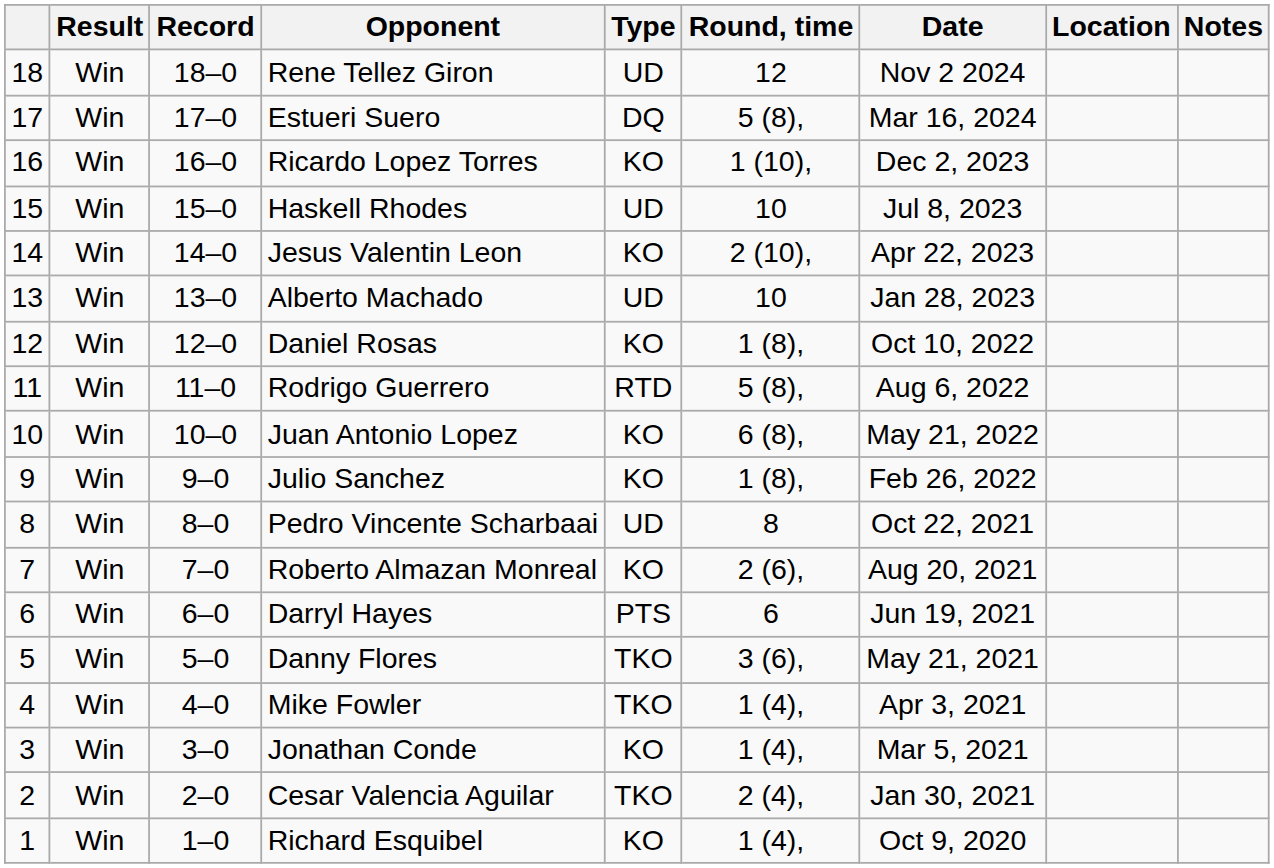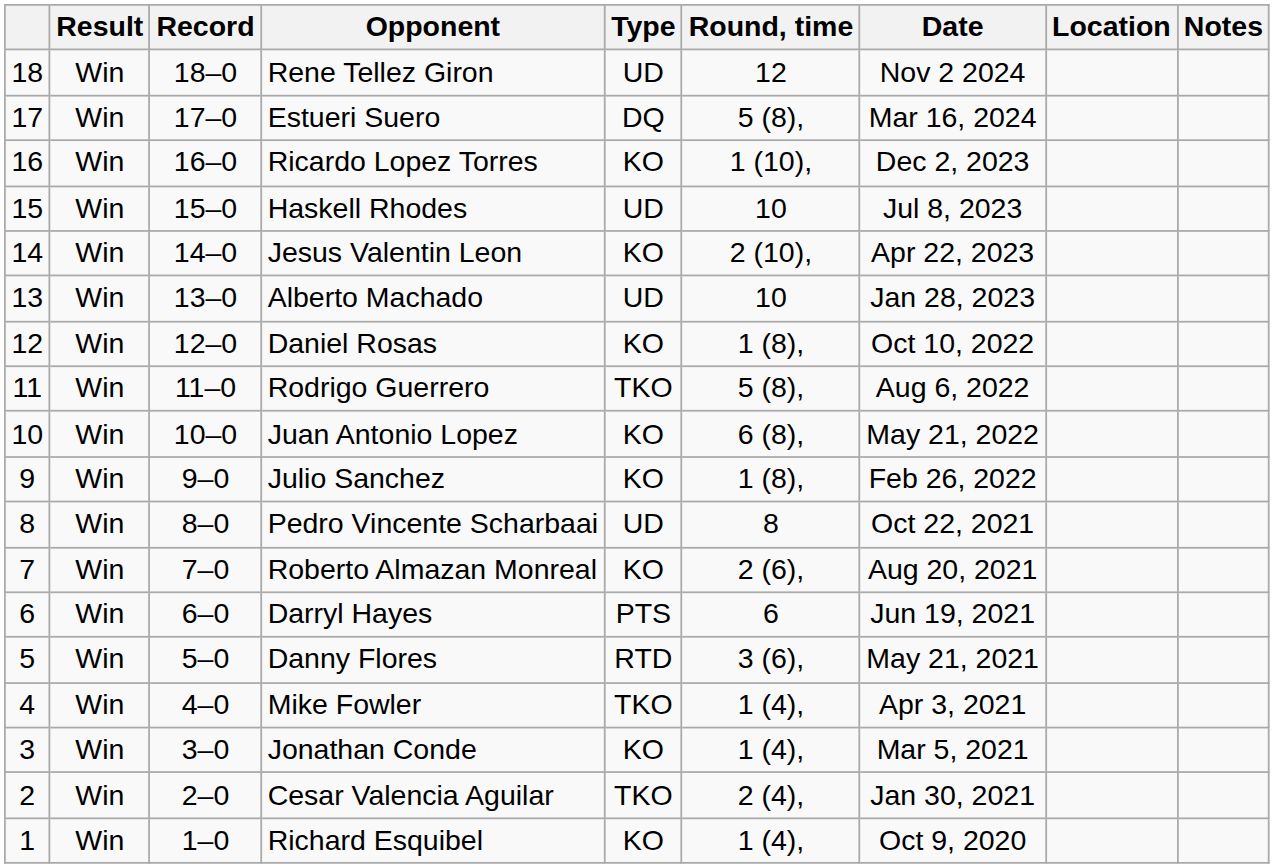(643, 388) RTD -> (643, 388) TKO
(643, 659) TKO -> (643, 659) RTD
